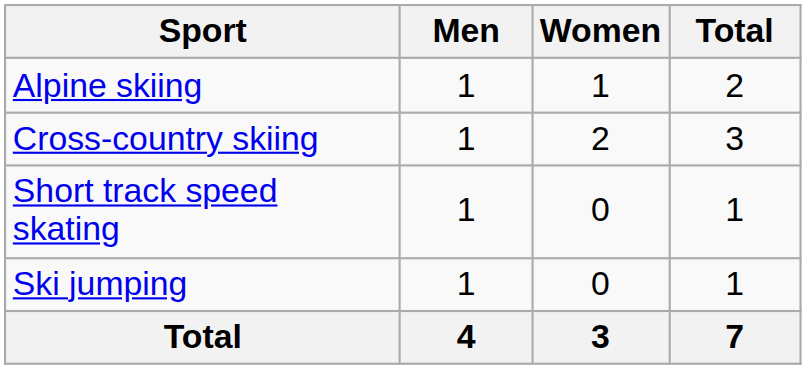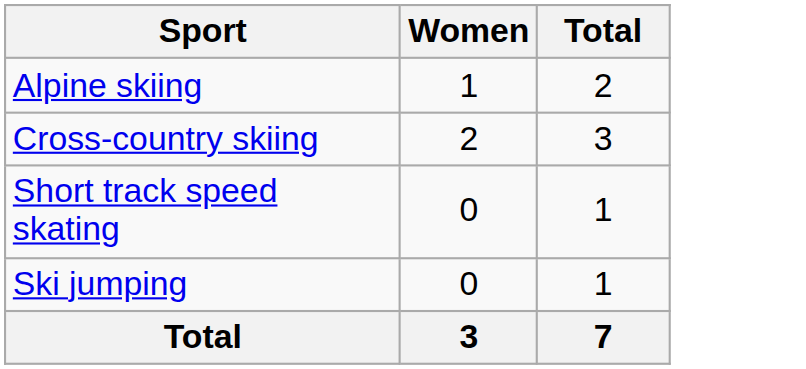- column: (466, 31)
